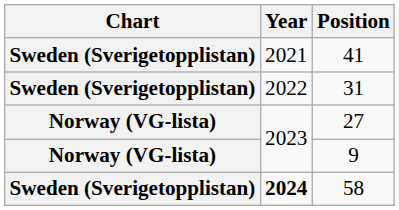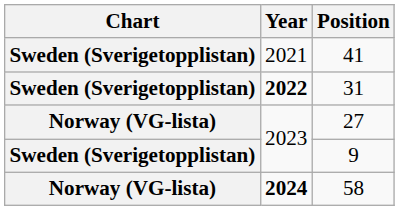(286, 88) normal -> (286, 88) bold
(132, 155) Norway (VG-lista) -> (132, 155) Sweden (Sverigetopplistan)
(132, 188) Sweden (Sverigetopplistan) -> (132, 188) Norway (VG-lista)
